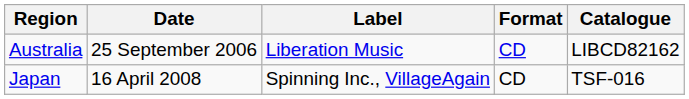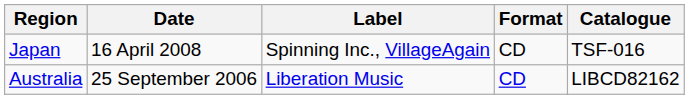rows swapped: (46, 49) <-> (35, 79)
